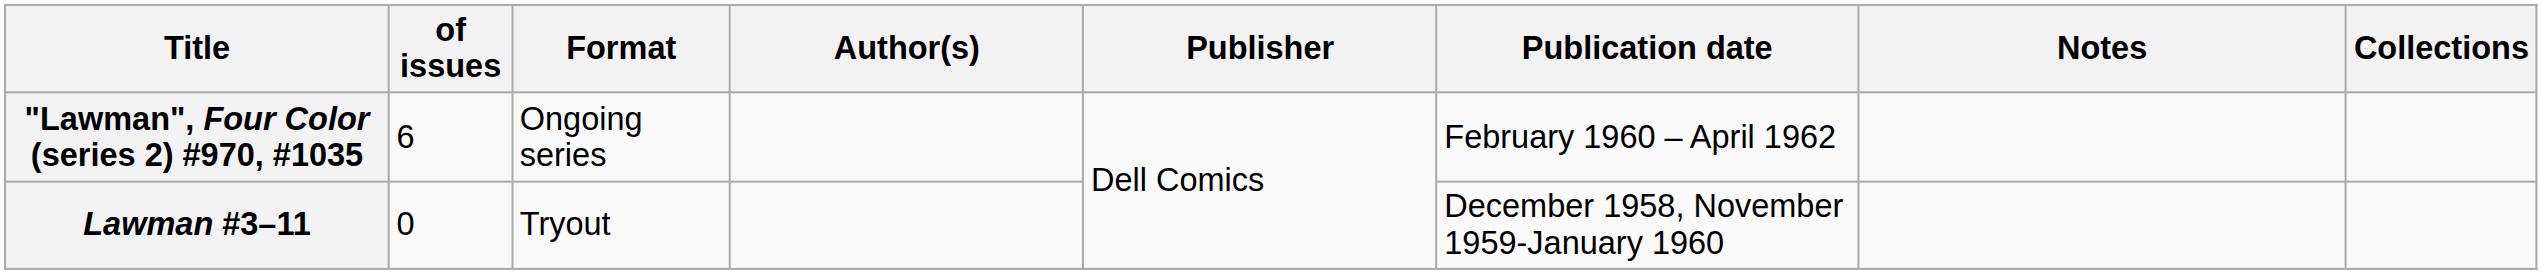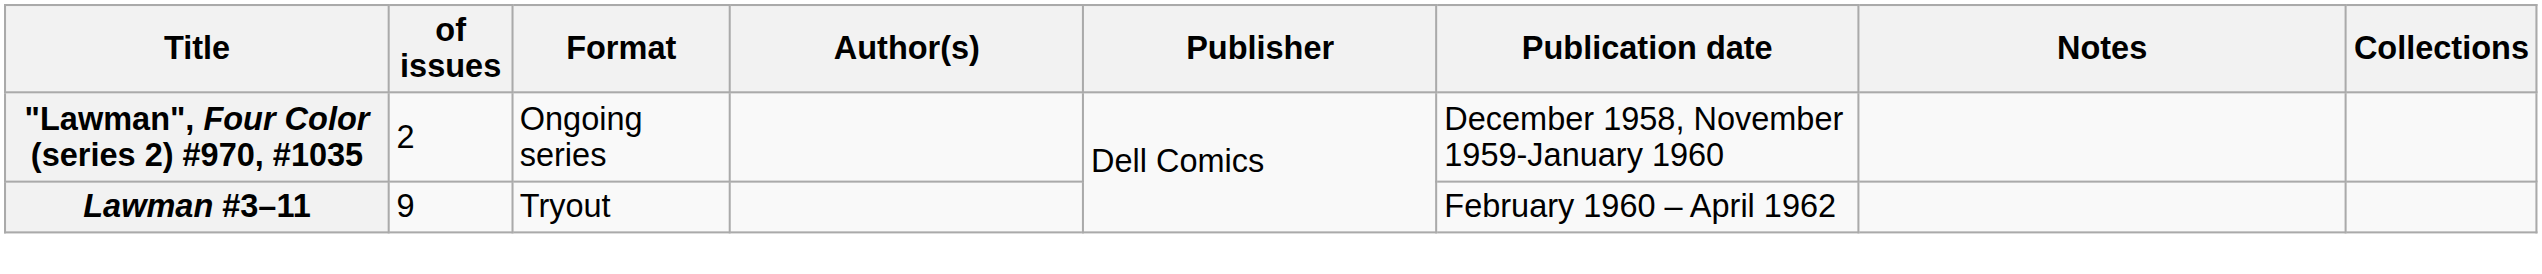(406, 136) 6 -> (406, 136) 2
(1640, 136) February 1960 – April 1962 -> (1644, 136) December 1958, November 1959-January 1960
(406, 224) 0 -> (406, 206) 9
(1644, 224) December 1958, November 1959-January 1960 -> (1640, 206) February 1960 – April 1962
